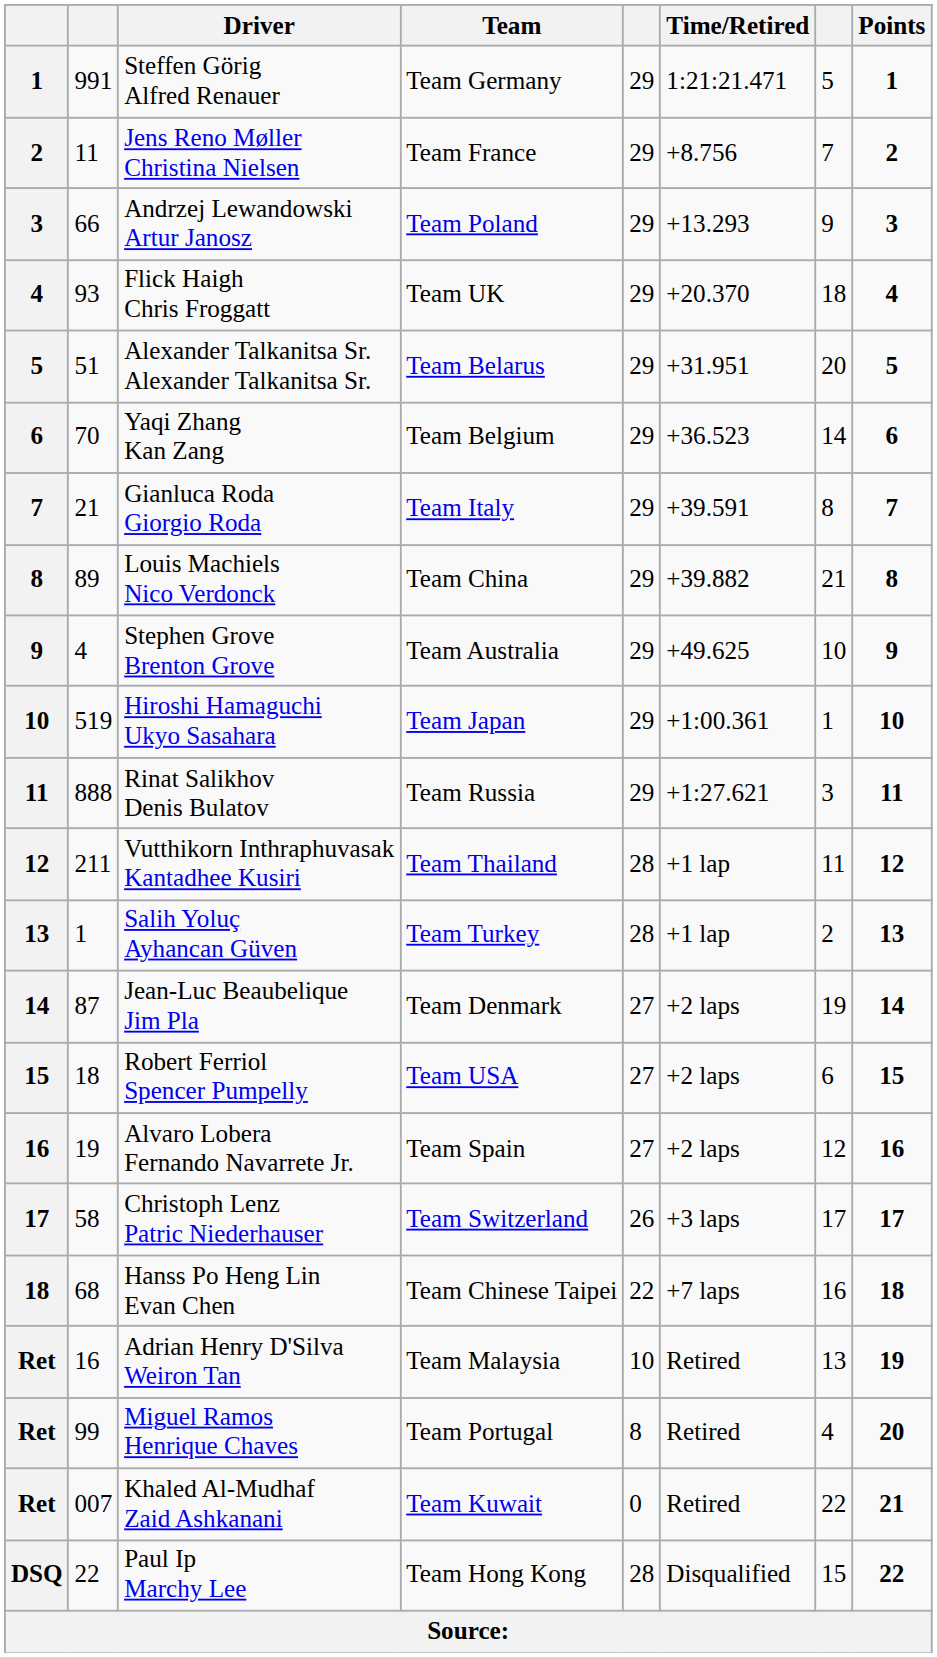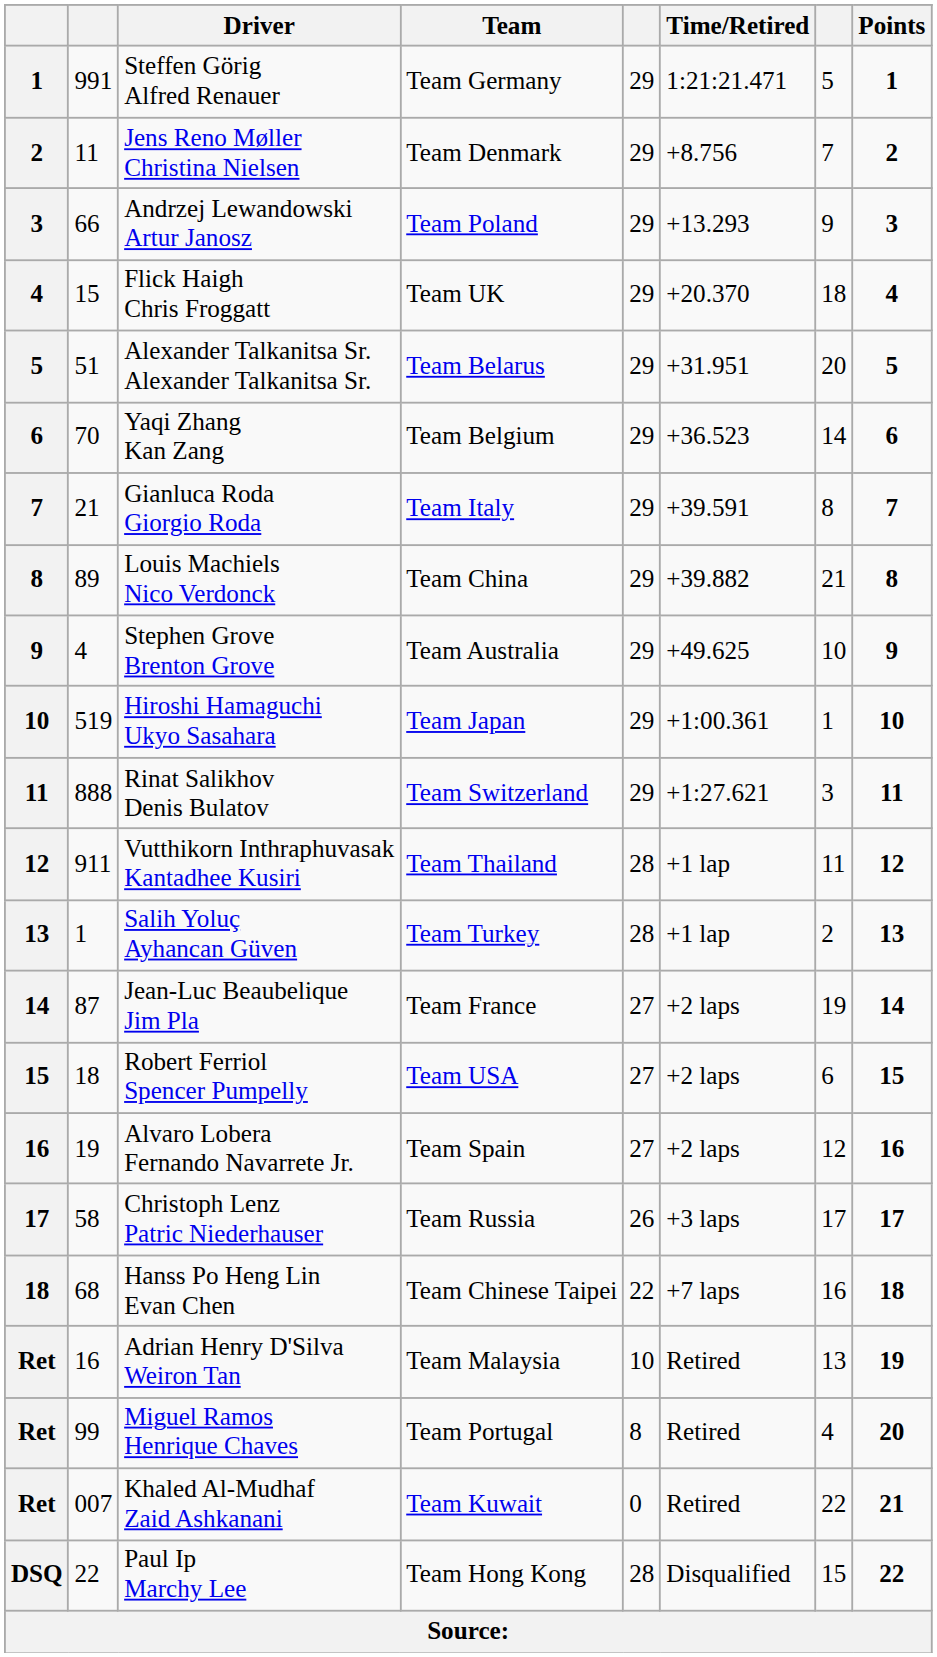(471, 152) Team France -> (484, 152) Team Denmark
(87, 294) 93 -> (87, 294) 15
(471, 792) Team Russia -> (497, 792) Team Switzerland
(93, 863) 211 -> (93, 863) 911
(484, 1005) Team Denmark -> (471, 1005) Team France
(497, 1218) Team Switzerland -> (471, 1218) Team Russia
